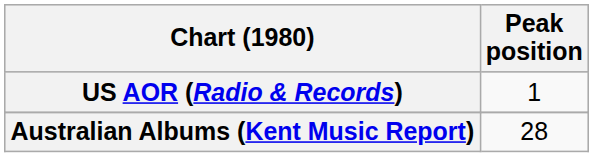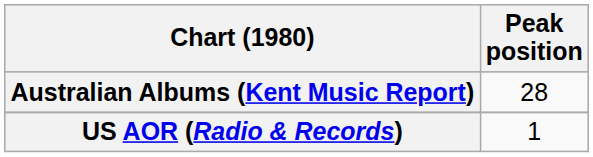rows swapped: (242, 131) <-> (242, 91)
